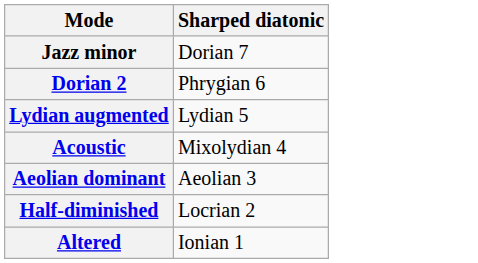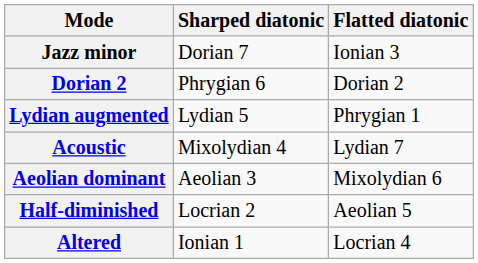+ column: (401, 20)
